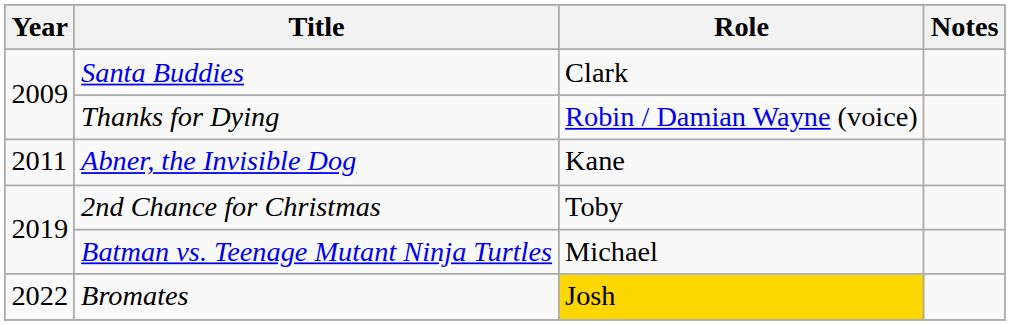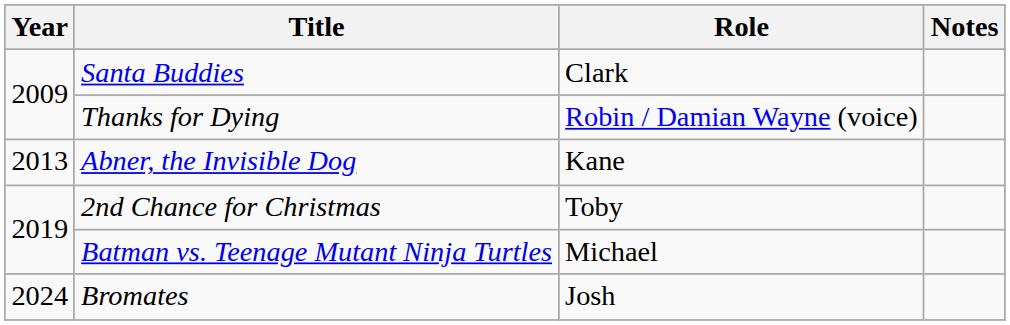(39, 161) 2011 -> (40, 161) 2013
(40, 296) 2022 -> (40, 296) 2024
(590, 296) gold background -> (590, 296) no background
